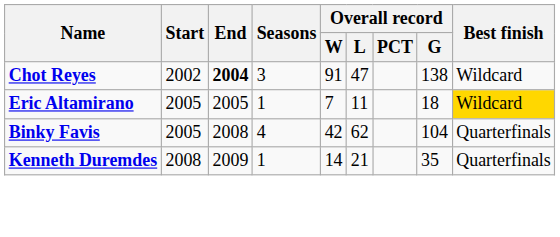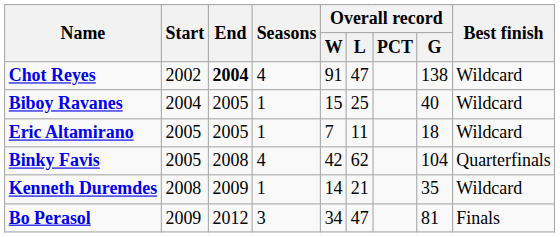(261, 75) 3 -> (261, 75) 4
+ row: (66, 103)
(489, 103) gold background -> (489, 132) no background
(504, 160) Quarterfinals -> (489, 189) Wildcard
+ row: (50, 217)
